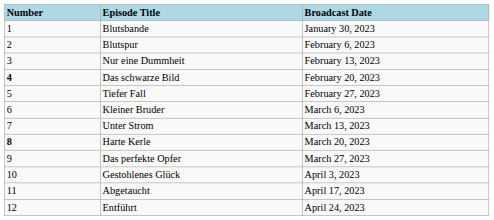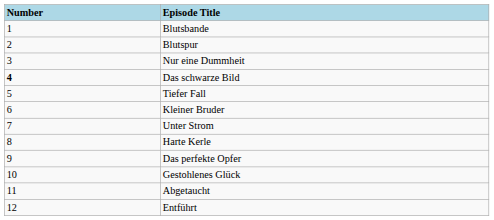- column: (338, 12)
(9, 142) bold -> (9, 142) normal
